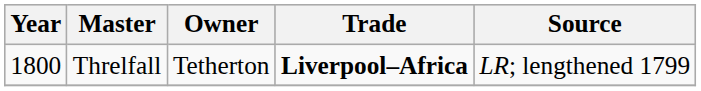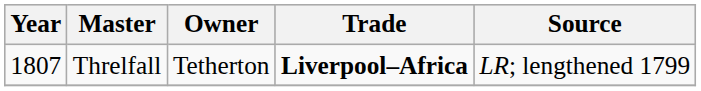(36, 64) 1800 -> (36, 64) 1807
